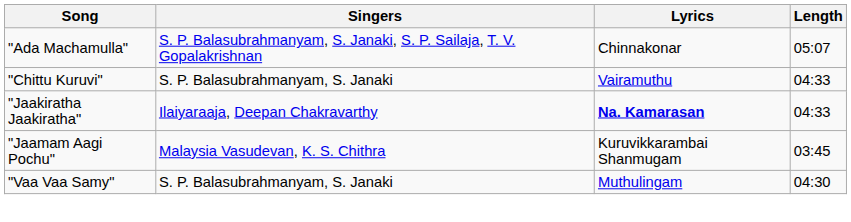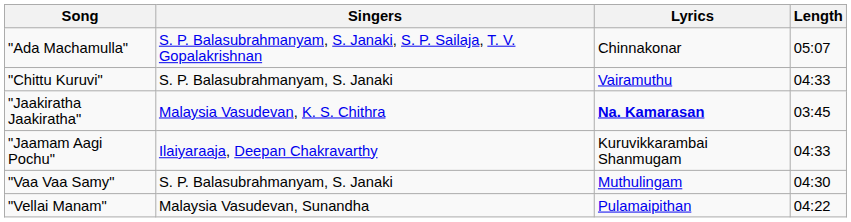(268, 111) Ilaiyaraaja, Deepan Chakravarthy -> (272, 111) Malaysia Vasudevan, K. S. Chithra
(812, 111) 04:33 -> (812, 111) 03:45
(272, 151) Malaysia Vasudevan, K. S. Chithra -> (268, 151) Ilaiyaraaja, Deepan Chakravarthy
(812, 151) 03:45 -> (812, 151) 04:33
+ row: (57, 206)
